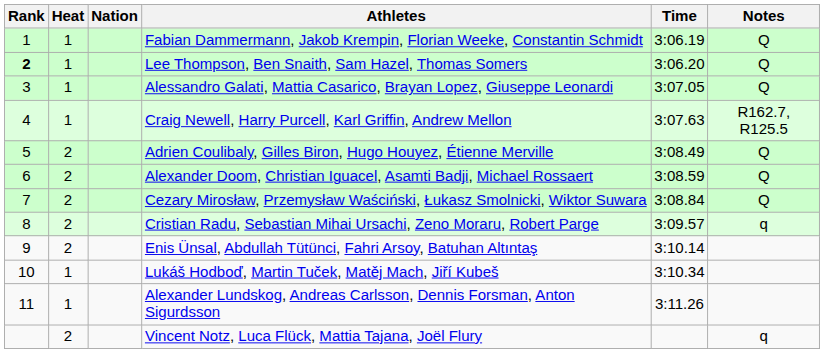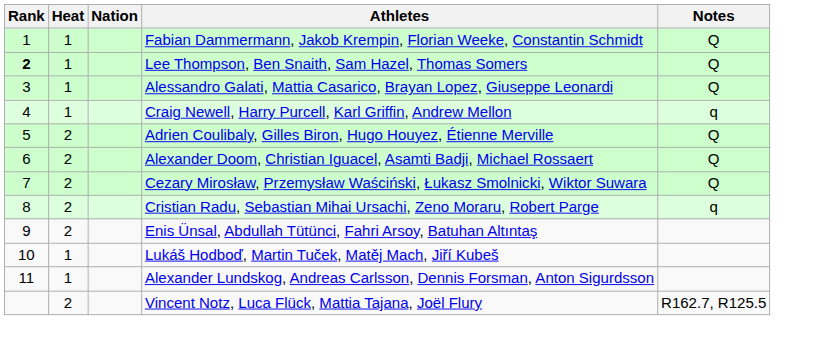- column: (679, 16)
(764, 120) R162.7, R125.5 -> (714, 111) q
(764, 336) q -> (714, 302) R162.7, R125.5
